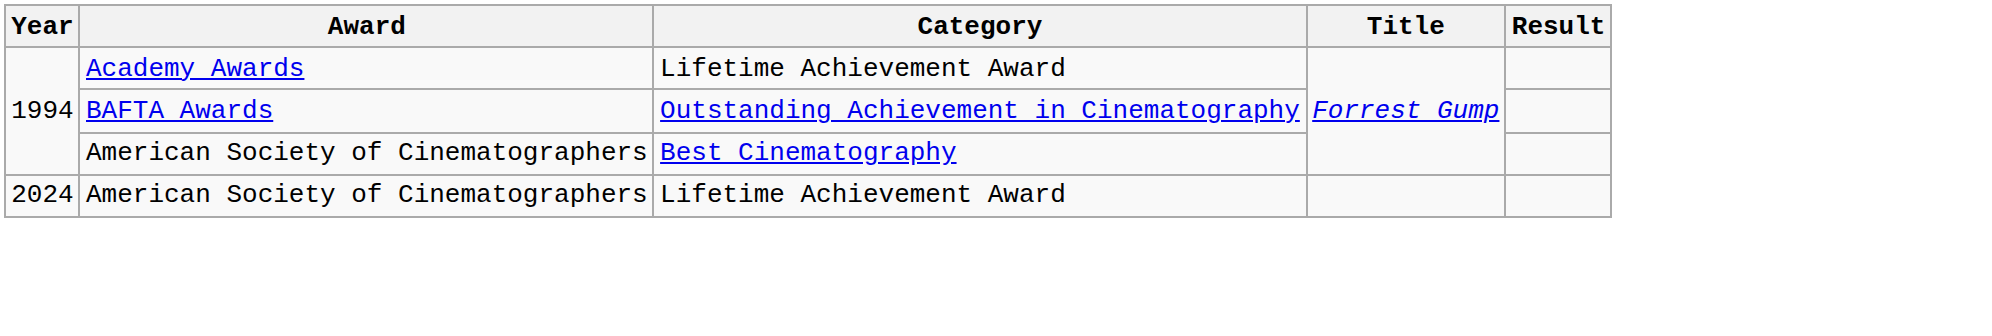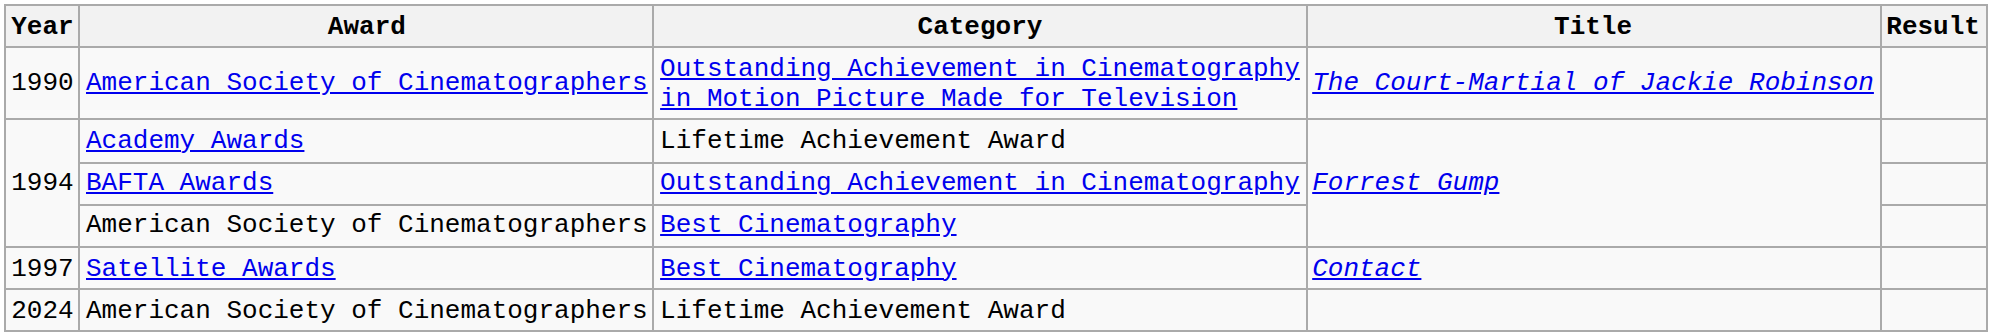+ row: (42, 84)
+ row: (42, 268)
